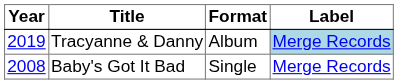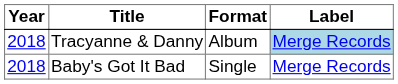(26, 41) 2019 -> (26, 41) 2018
(26, 66) 2008 -> (26, 66) 2018
